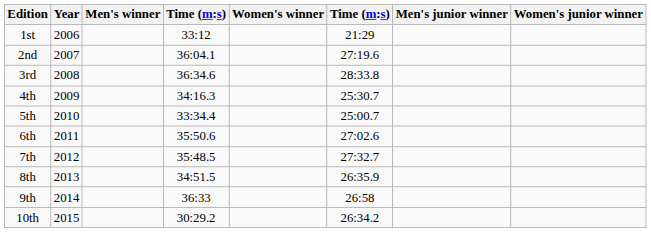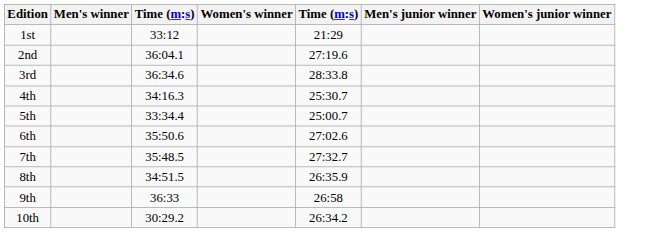- column: (67, 14)
